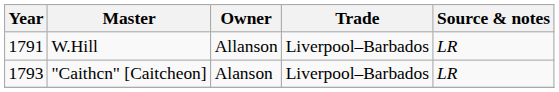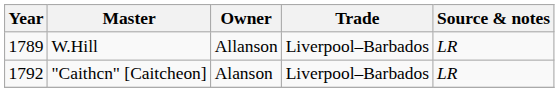(26, 45) 1791 -> (26, 45) 1789
(26, 73) 1793 -> (26, 73) 1792
